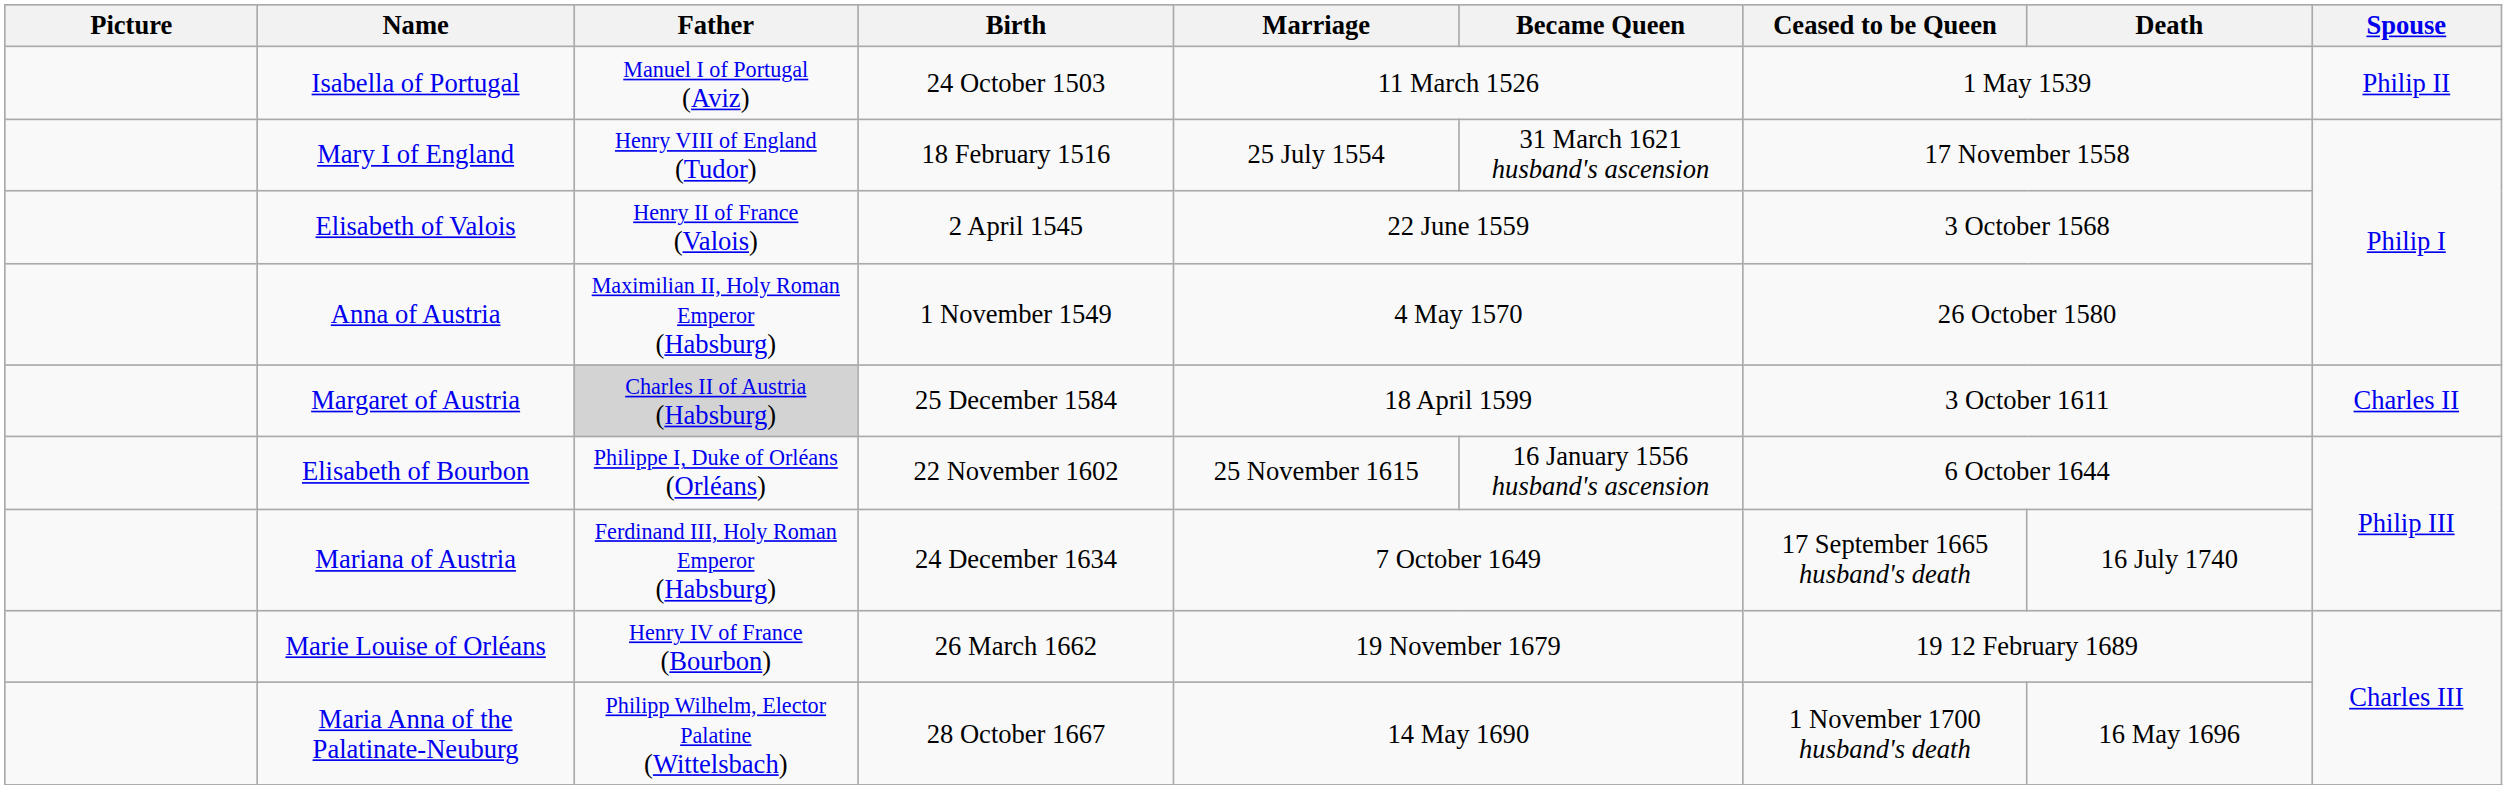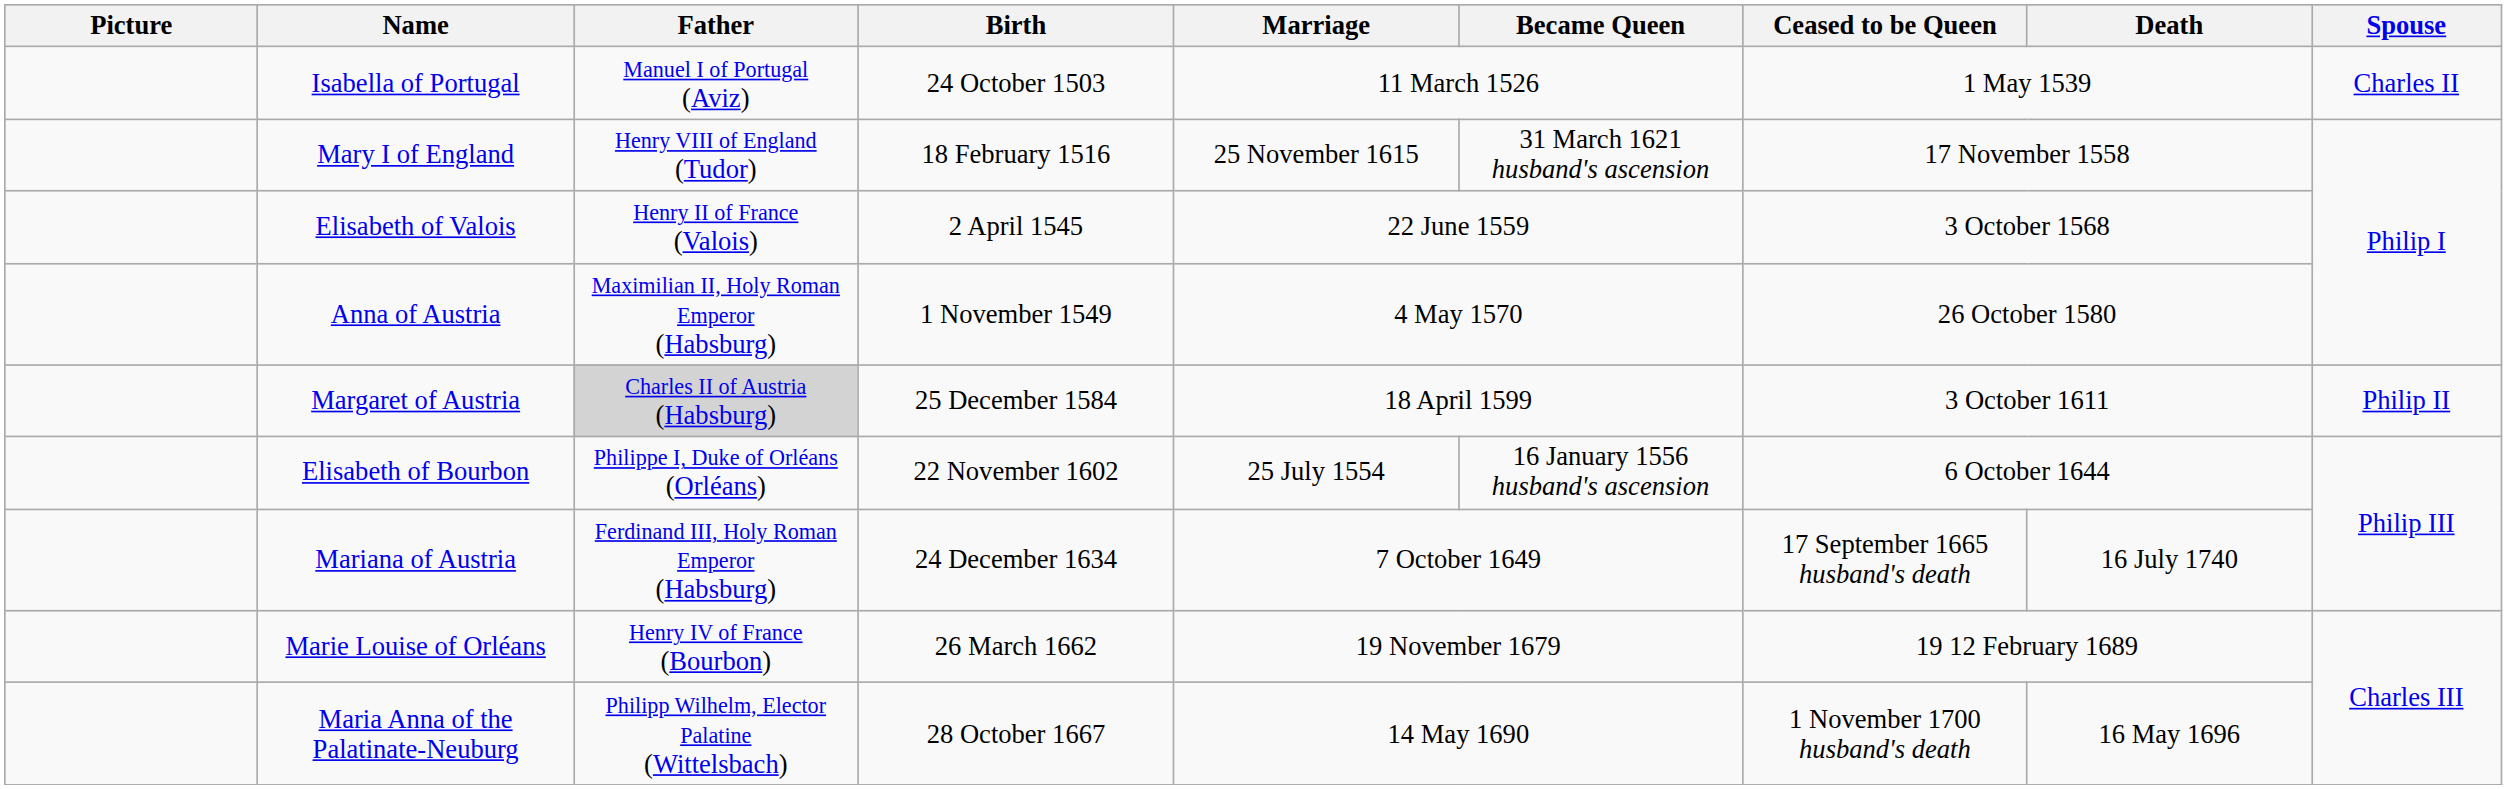(2406, 82) Philip II -> (2406, 82) Charles II
(1316, 154) 25 July 1554 -> (1316, 154) 25 November 1615
(2406, 400) Charles II -> (2406, 400) Philip II
(1316, 472) 25 November 1615 -> (1316, 472) 25 July 1554
